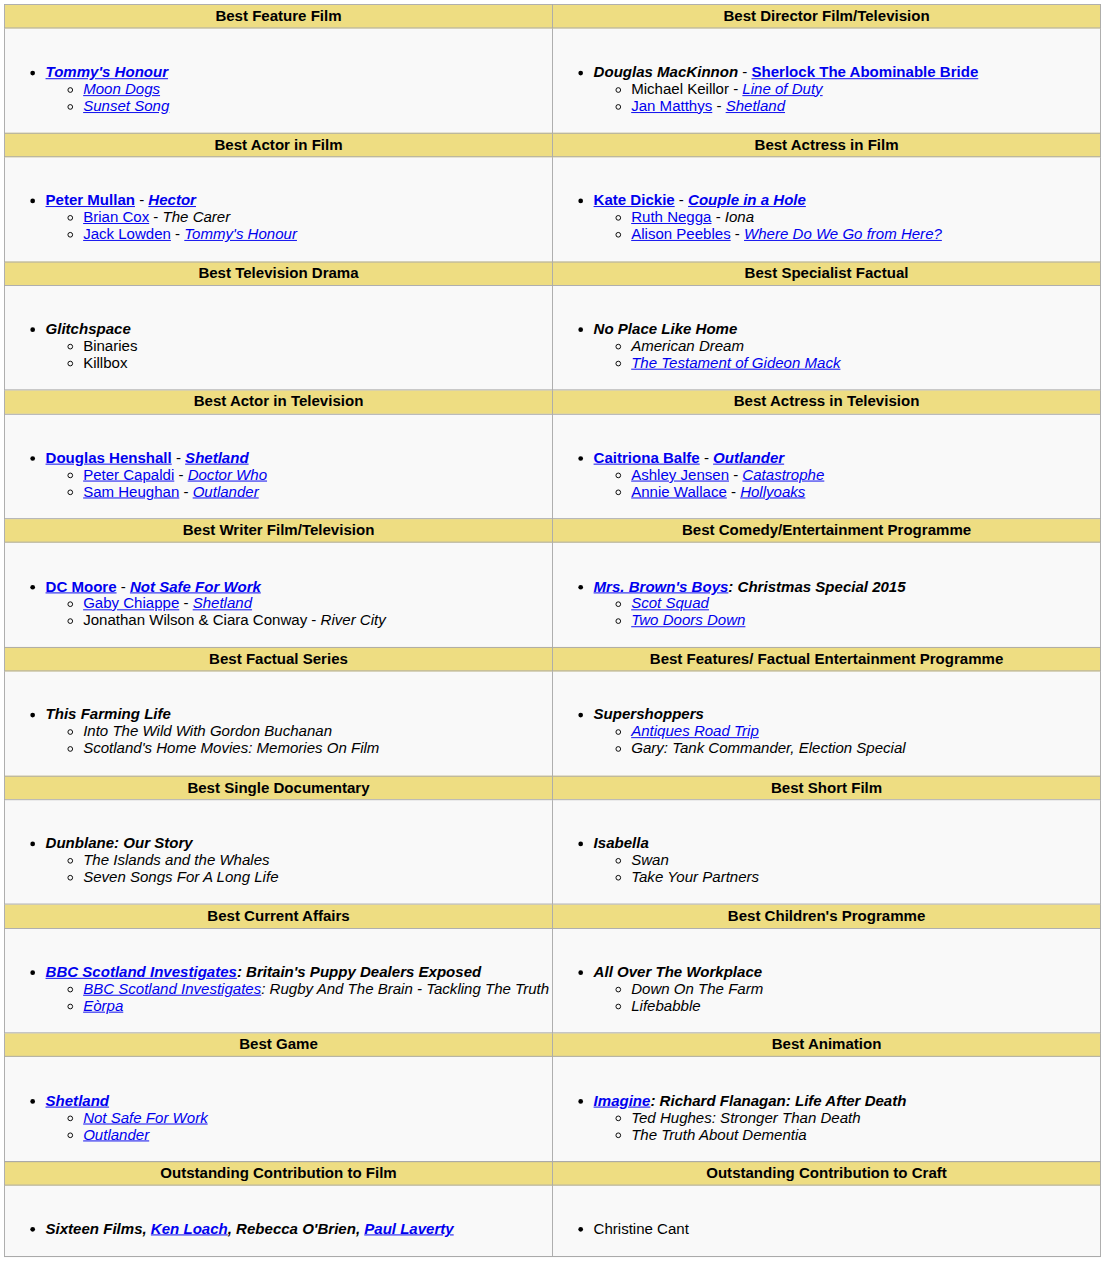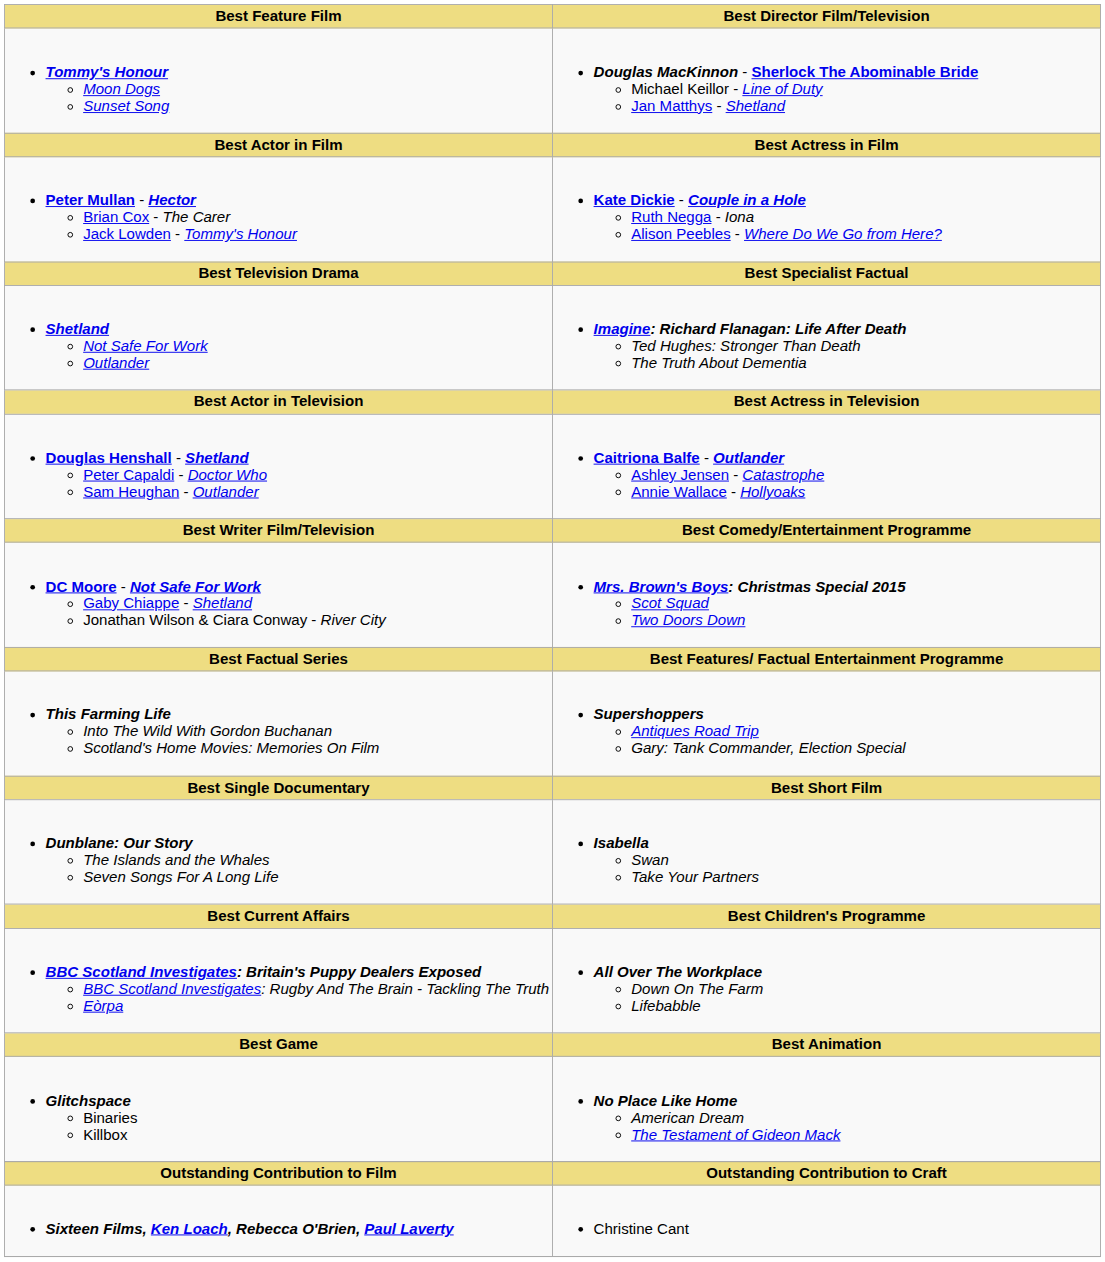rows swapped: (278, 1117) <-> (278, 346)
